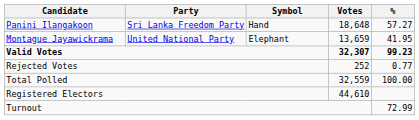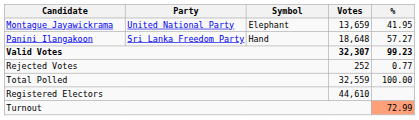rows swapped: (50, 25) <-> (60, 39)
(400, 108) no background -> (400, 108) lightsalmon background
